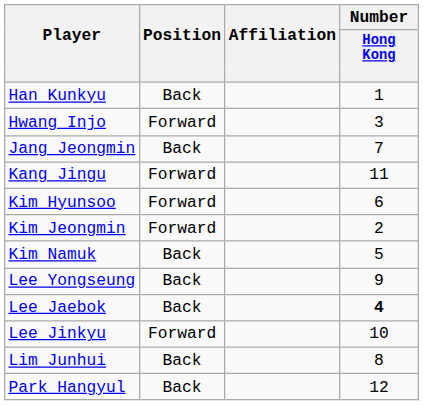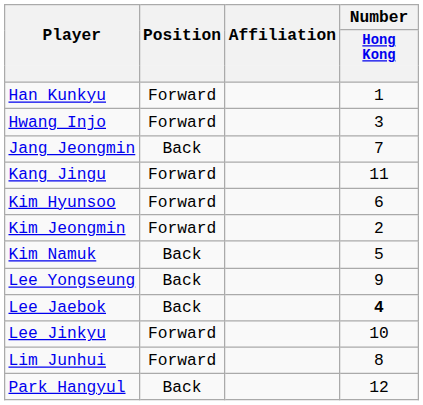(182, 96) Back -> (182, 96) Forward
(182, 360) Back -> (182, 360) Forward
